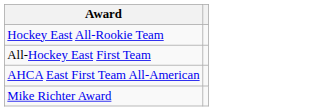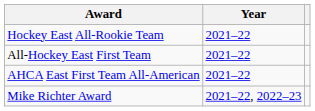+ column: (254, 14)
